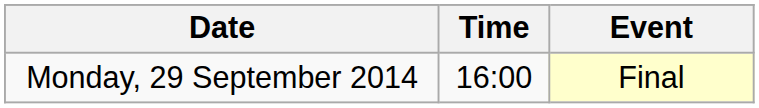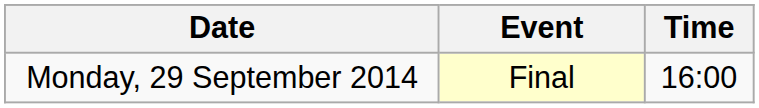columns swapped: (494, 28) <-> (651, 28)
